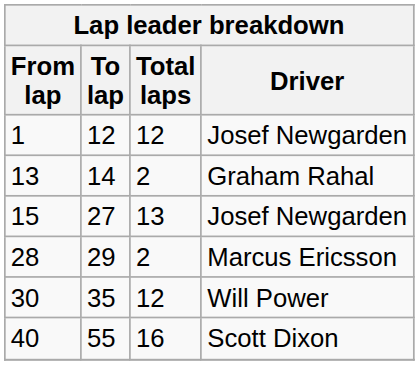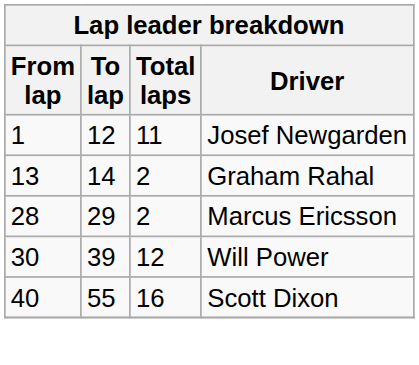(150, 135) 12 -> (149, 135) 11
- row: (25, 217)
(101, 298) 35 -> (101, 257) 39
